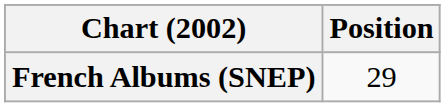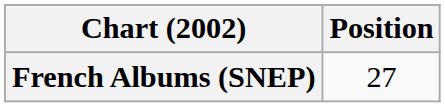(381, 76) 29 -> (381, 76) 27
